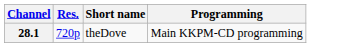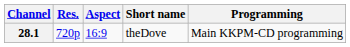+ column: (103, 14)
